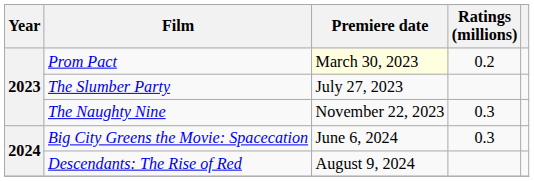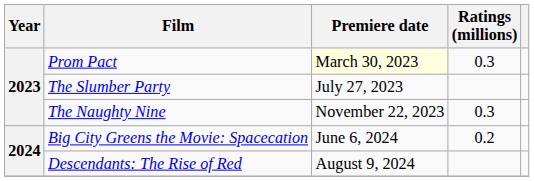(485, 61) 0.2 -> (485, 61) 0.3
(485, 138) 0.3 -> (485, 138) 0.2
